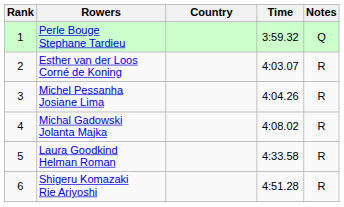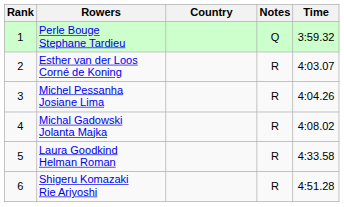columns swapped: (280, 13) <-> (321, 13)
